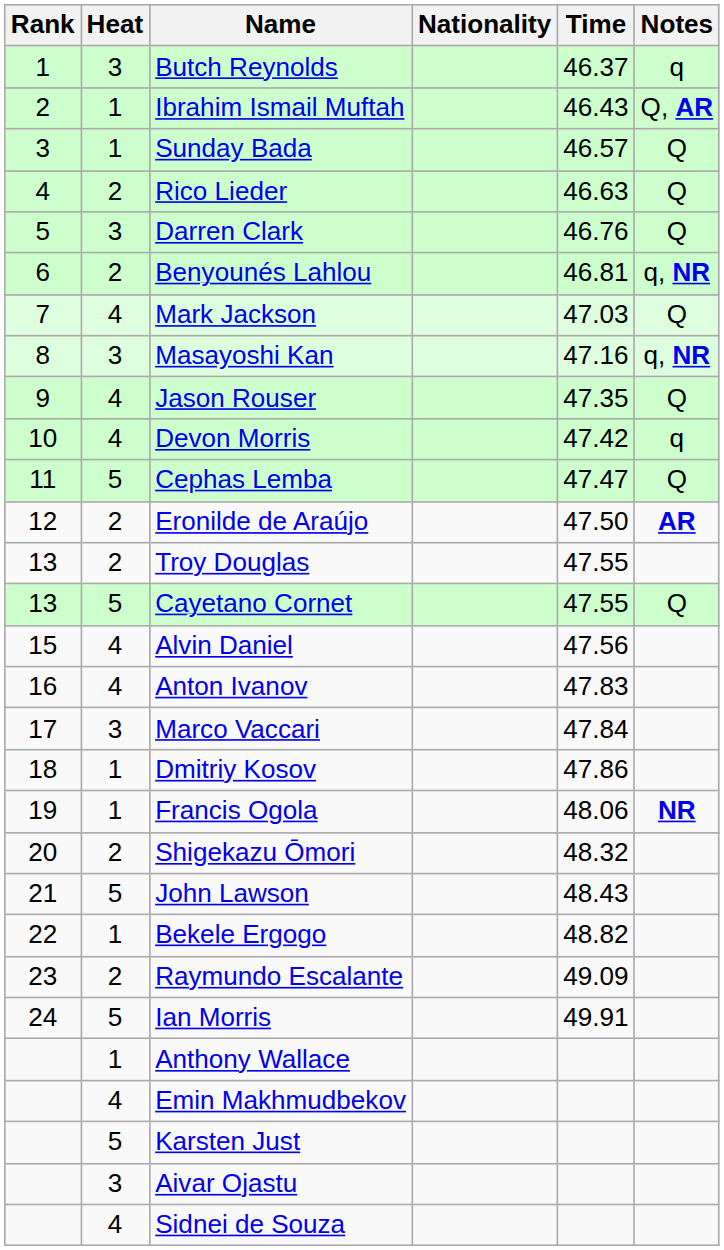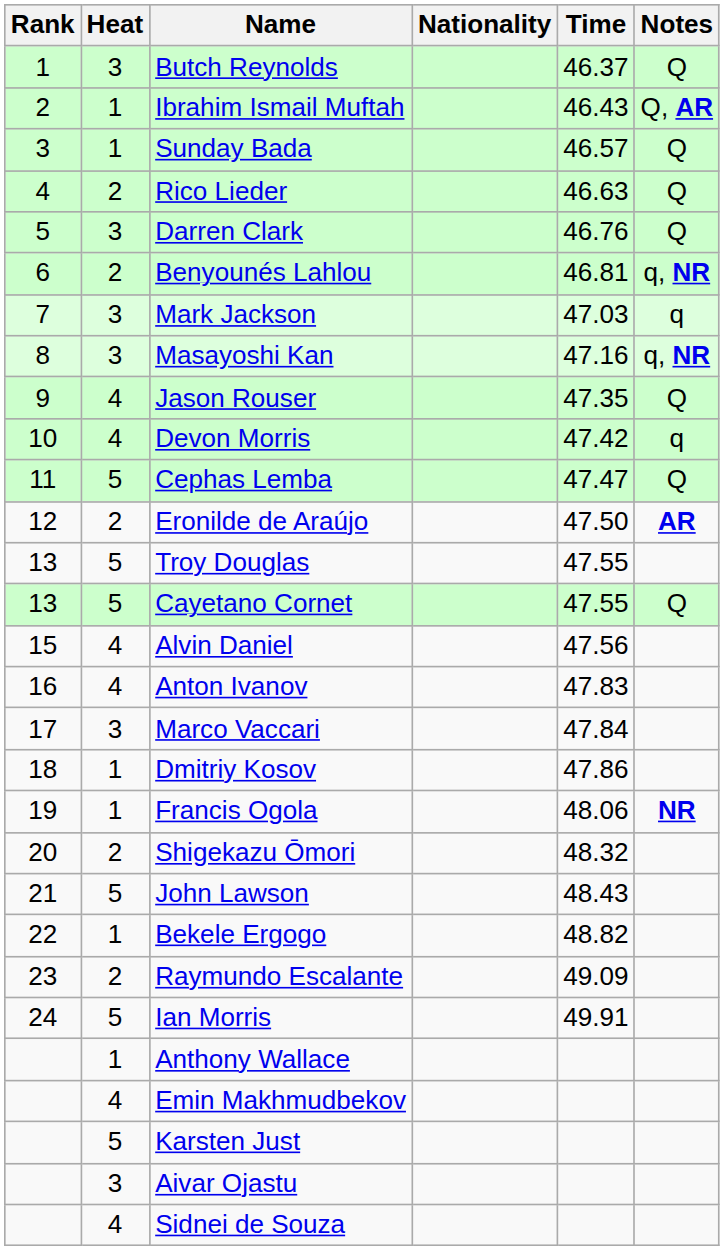(677, 66) q -> (677, 66) Q
(115, 314) 4 -> (115, 314) 3
(677, 314) Q -> (677, 314) q
(115, 562) 2 -> (115, 562) 5
